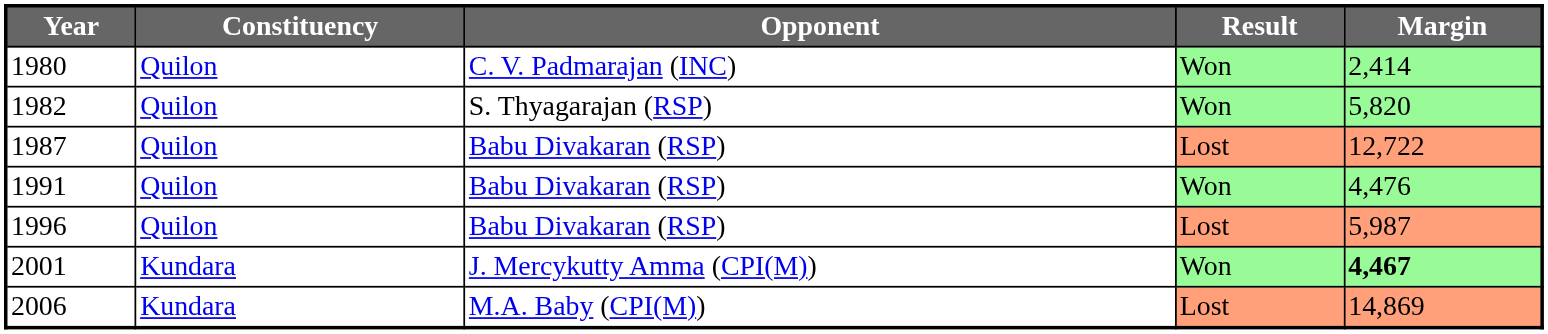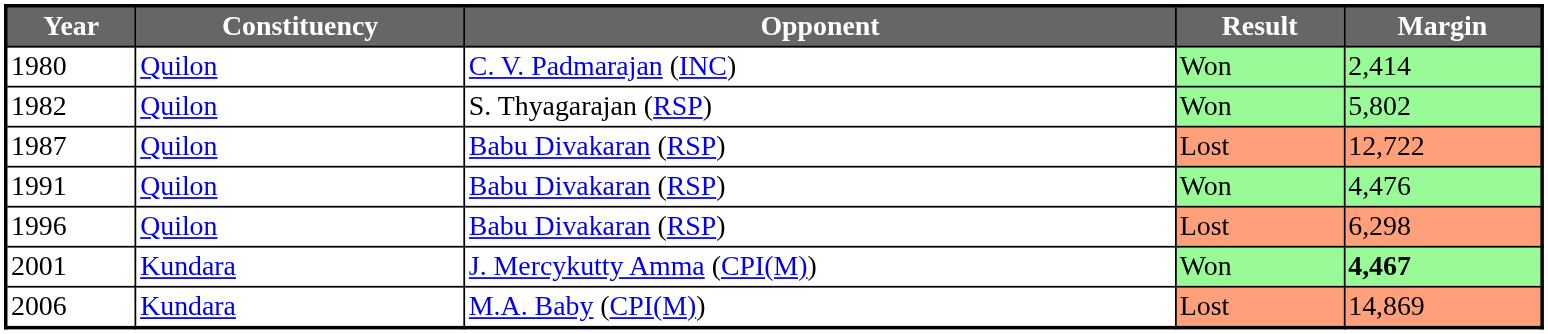(1380, 106) 5,820 -> (1380, 106) 5,802
(1380, 226) 5,987 -> (1380, 226) 6,298
